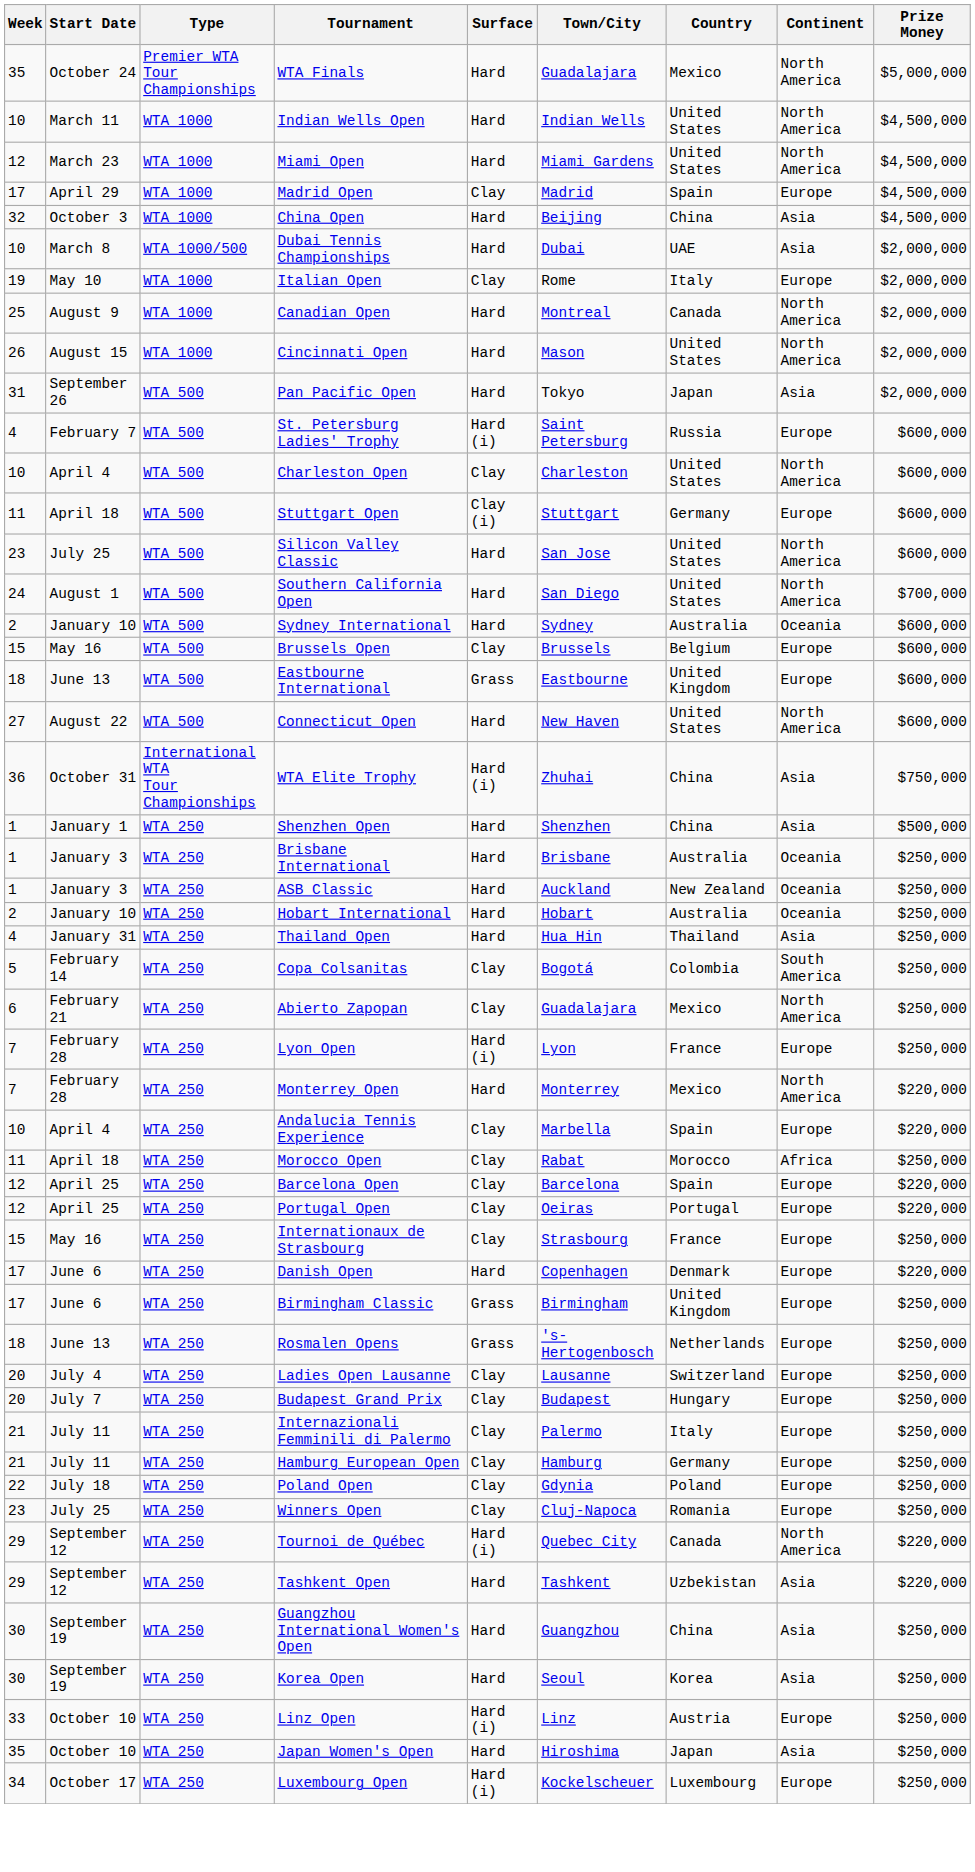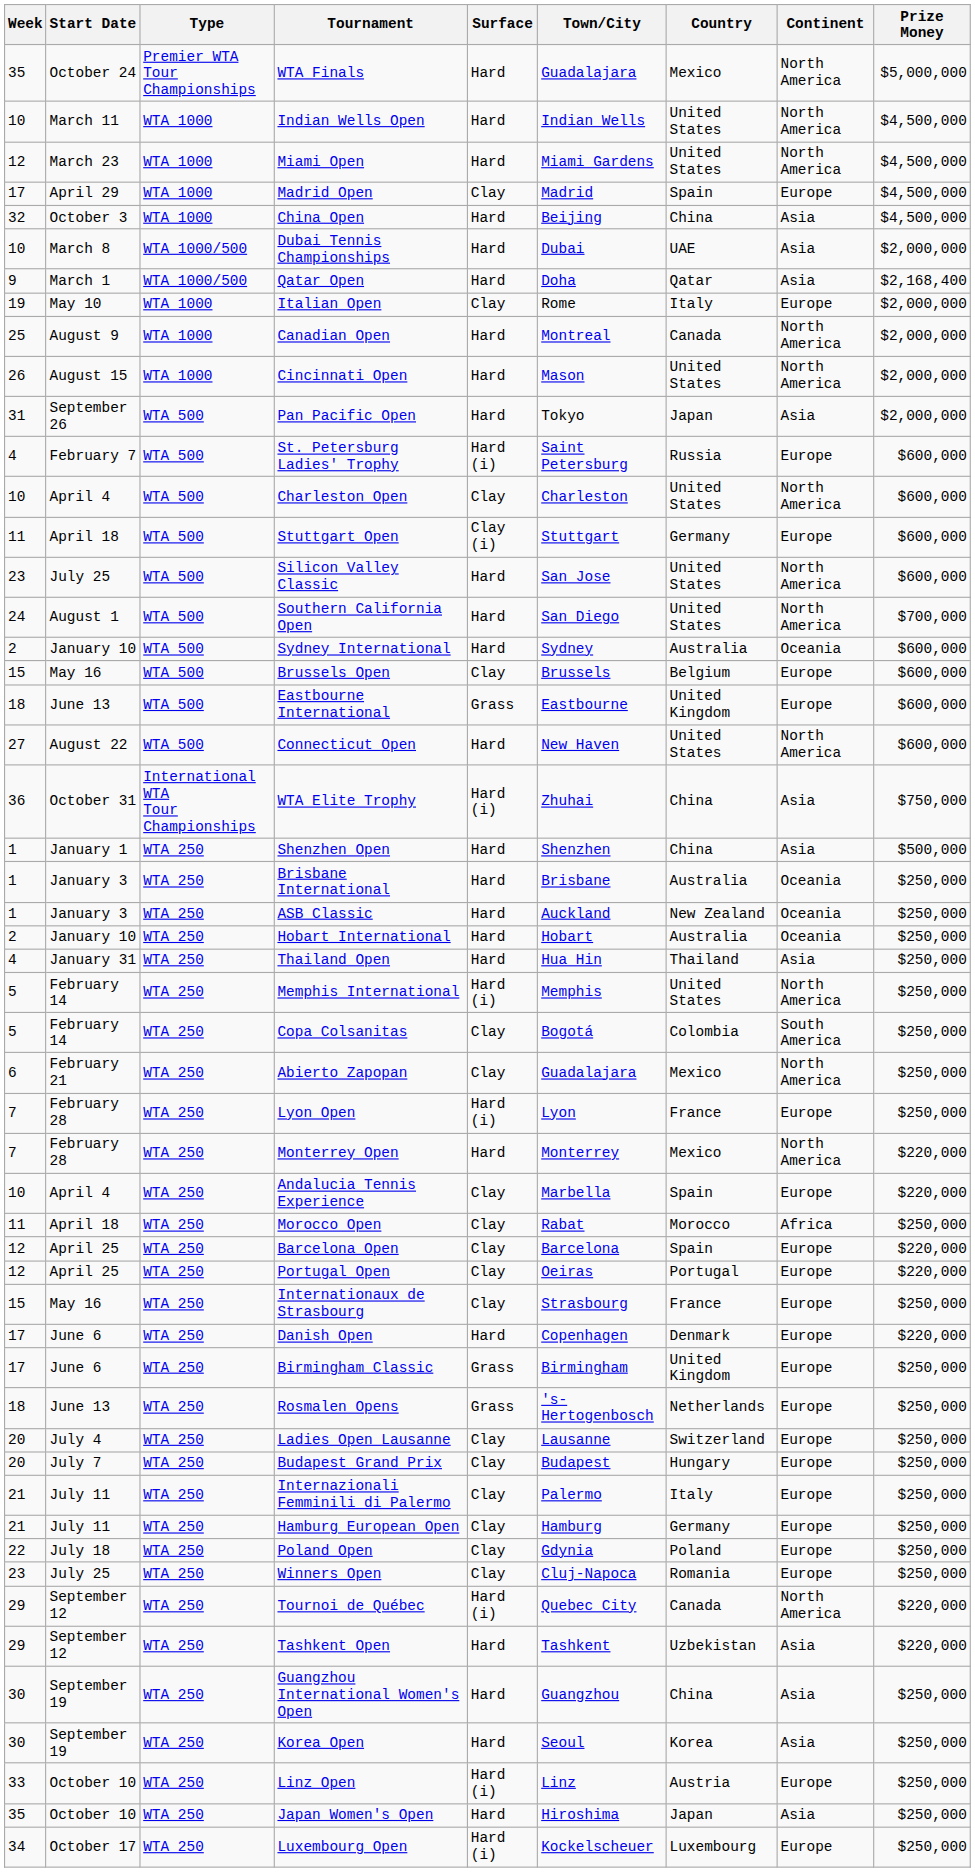+ row: (321, 281)
+ row: (368, 993)
